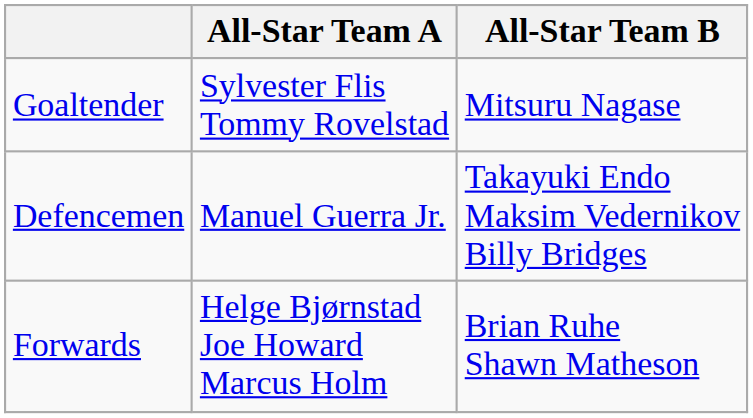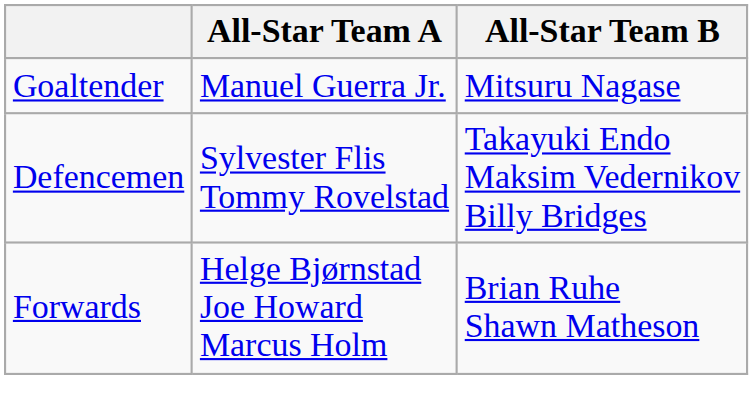(325, 104) Sylvester Flis Tommy Rovelstad -> (323, 85) Manuel Guerra Jr.
(323, 215) Manuel Guerra Jr. -> (325, 177) Sylvester Flis Tommy Rovelstad
